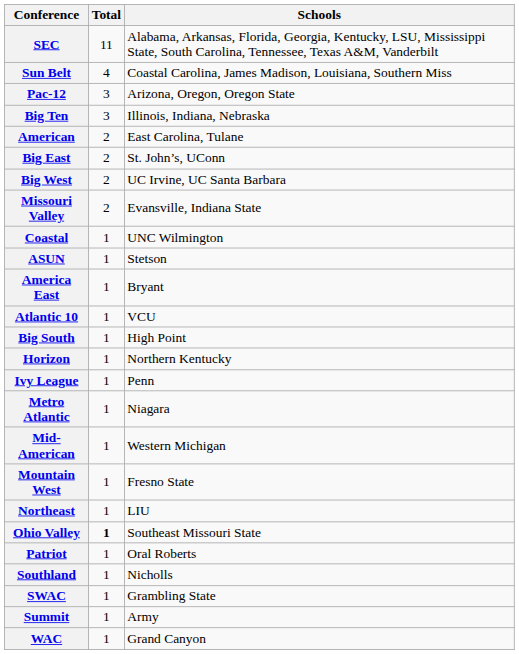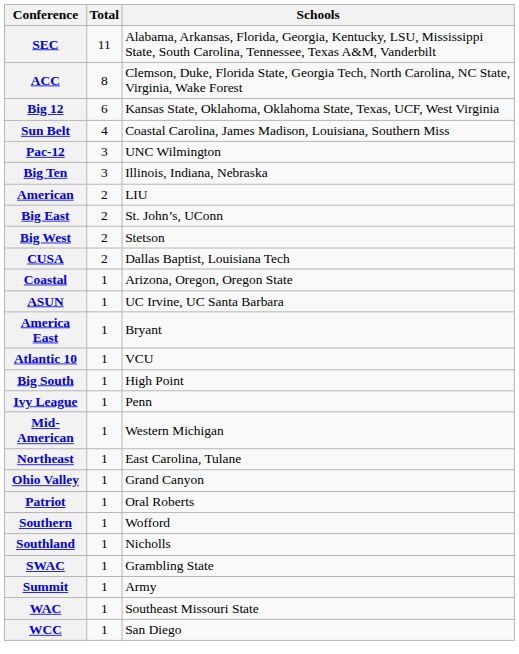+ row: (45, 80)
+ row: (45, 109)
(211, 94) Arizona, Oregon, Oregon State -> (173, 151) UNC Wilmington
(185, 136) East Carolina, Tulane -> (136, 194) LIU
(207, 179) UC Irvine, UC Santa Barbara -> (145, 237) Stetson
+ row: (45, 258)
- row: (46, 208)
(175, 237) UNC Wilmington -> (209, 279) Arizona, Oregon, Oregon State
(147, 258) Stetson -> (204, 301) UC Irvine, UC Santa Barbara
- row: (46, 358)
- row: (46, 409)
- row: (46, 481)
(138, 510) LIU -> (183, 459) East Carolina, Tulane
(106, 532) bold -> (104, 480) normal
(194, 532) Southeast Missouri State -> (165, 480) Grand Canyon
+ row: (45, 523)
(167, 638) Grand Canyon -> (192, 608) Southeast Missouri State
+ row: (45, 629)
